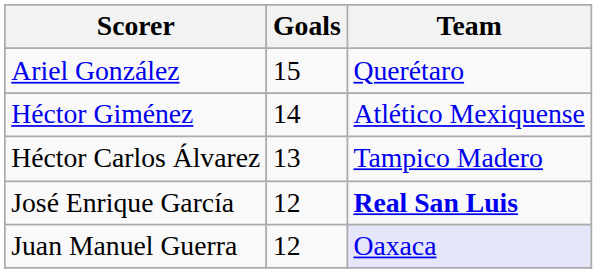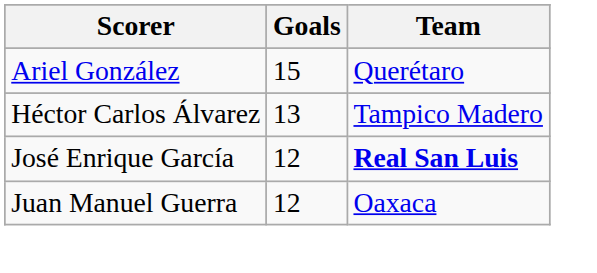- row: (102, 114)
(395, 245) lavender background -> (395, 202) no background
